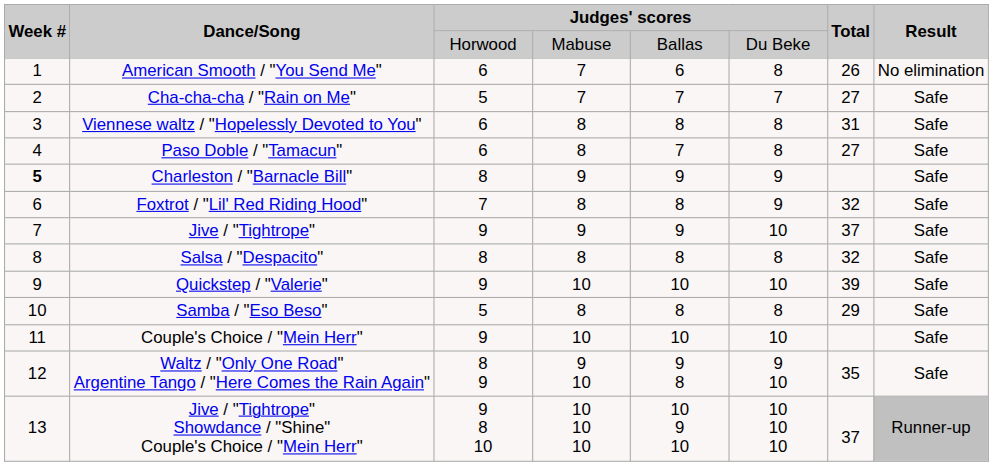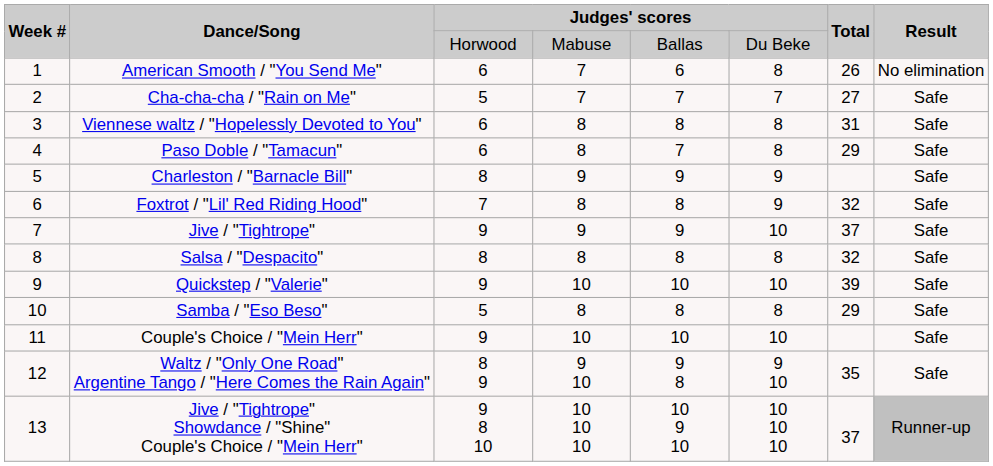(851, 151) 27 -> (851, 151) 29
(37, 177) bold -> (37, 177) normal
